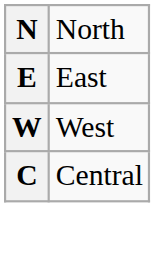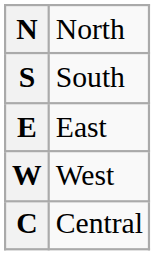+ row: (27, 77)
